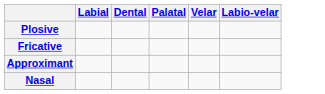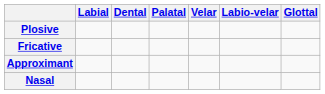+ column: (301, 13)
